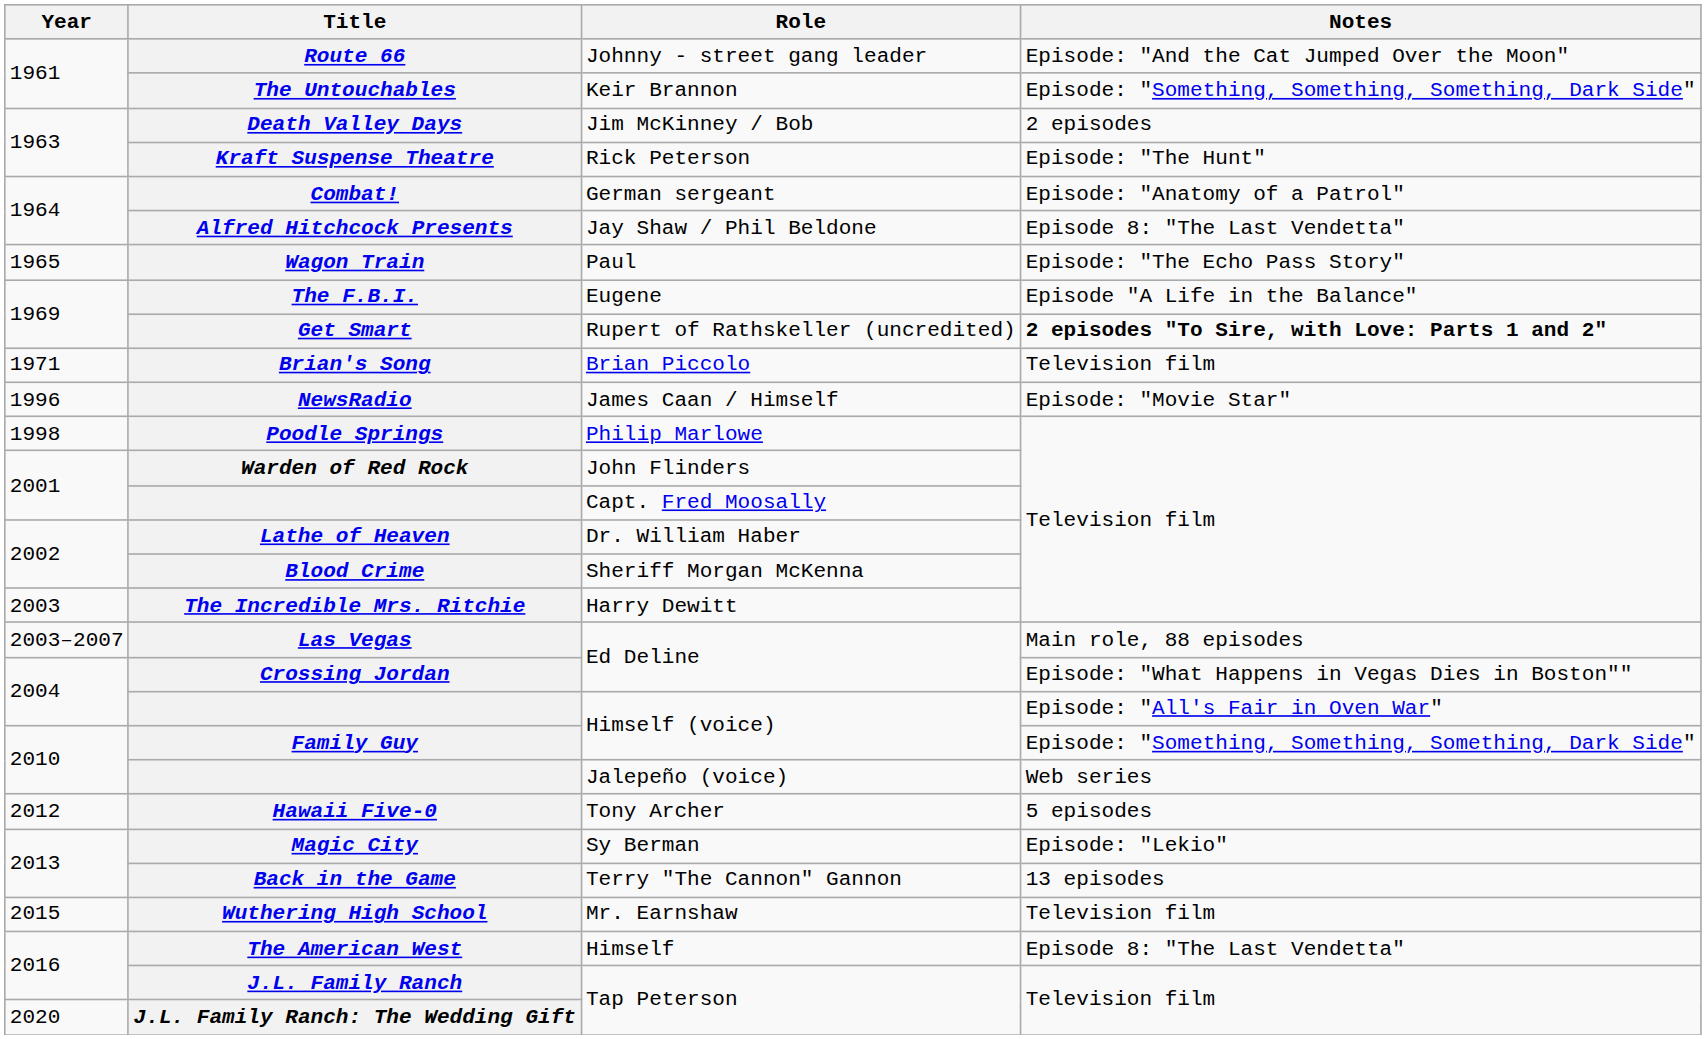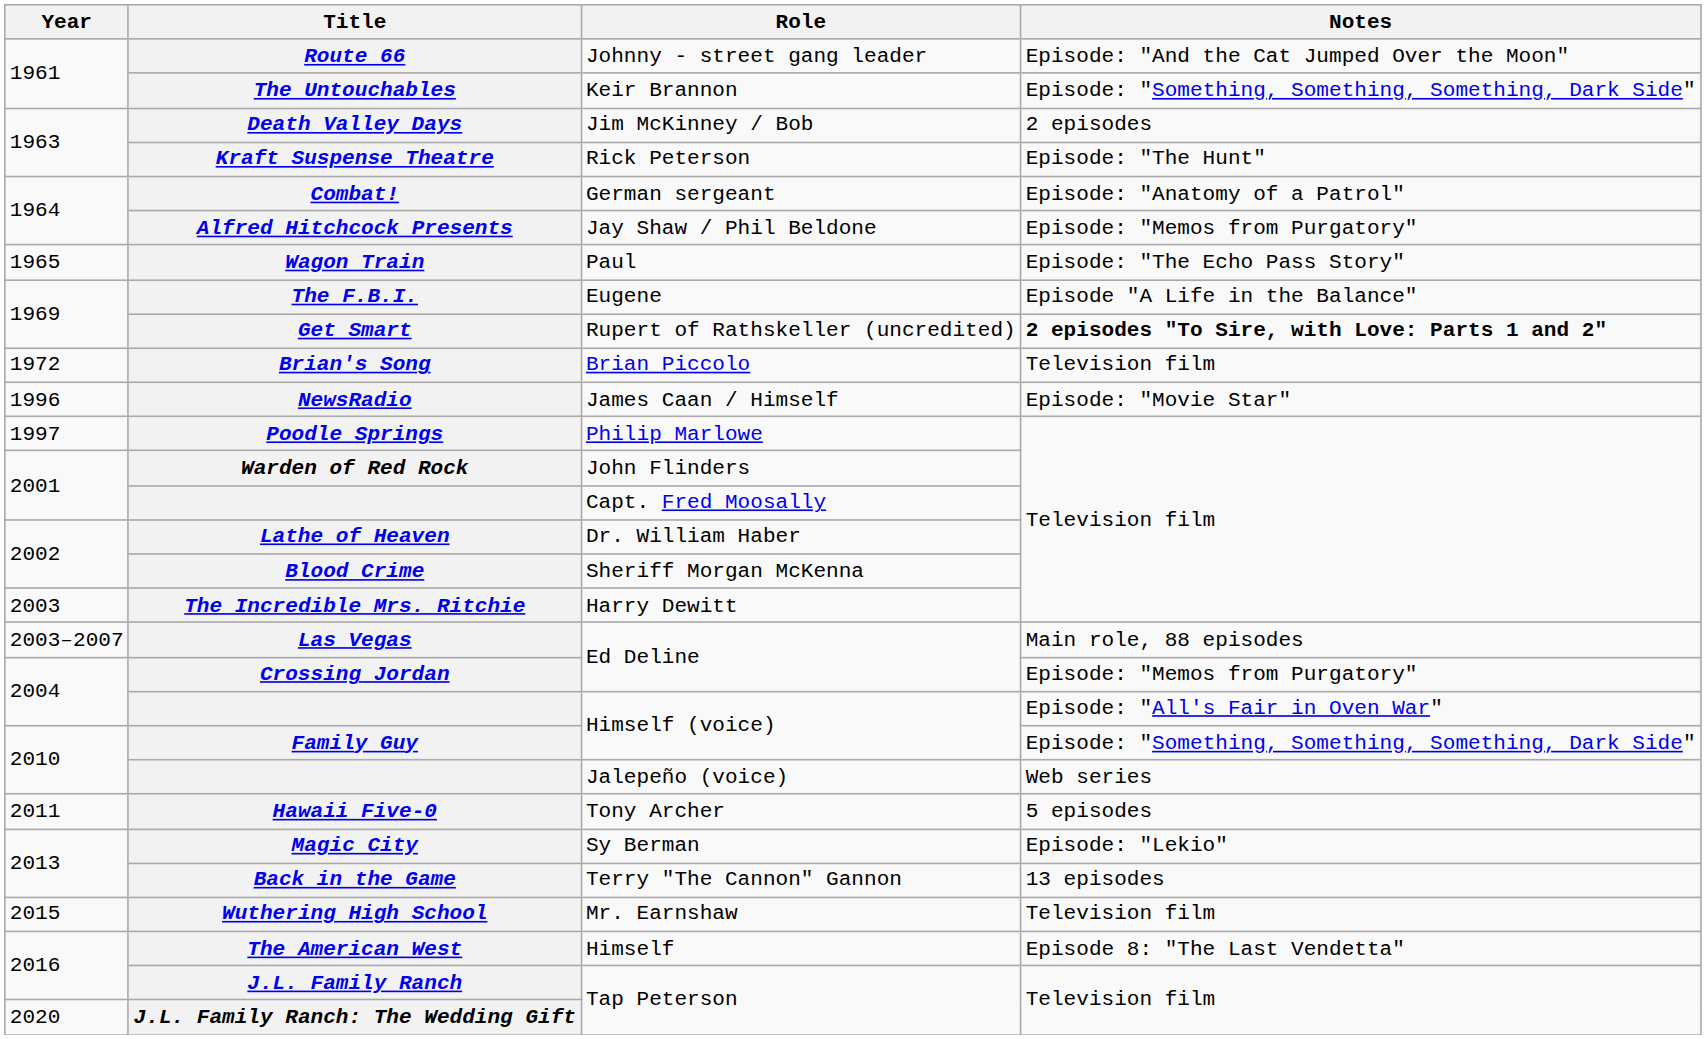(1215, 228) Episode 8: "The Last Vendetta" -> (1222, 228) Episode: "Memos from Purgatory"
(35, 365) 1971 -> (35, 365) 1972
(35, 434) 1998 -> (35, 434) 1997
(1329, 674) Episode: "What Happens in Vegas Dies in Boston"" -> (1222, 674) Episode: "Memos from Purgatory"
(35, 811) 2012 -> (35, 811) 2011
